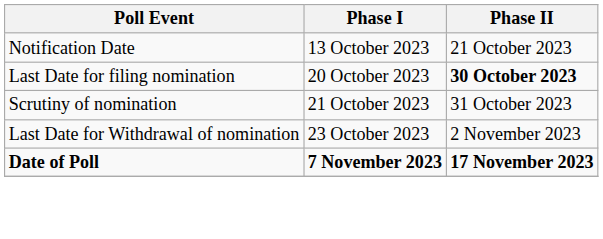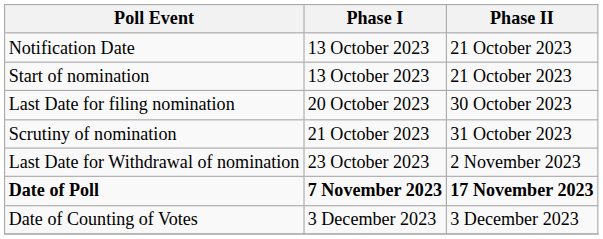+ row: (79, 76)
(513, 76) bold -> (511, 104) normal
+ row: (103, 219)
